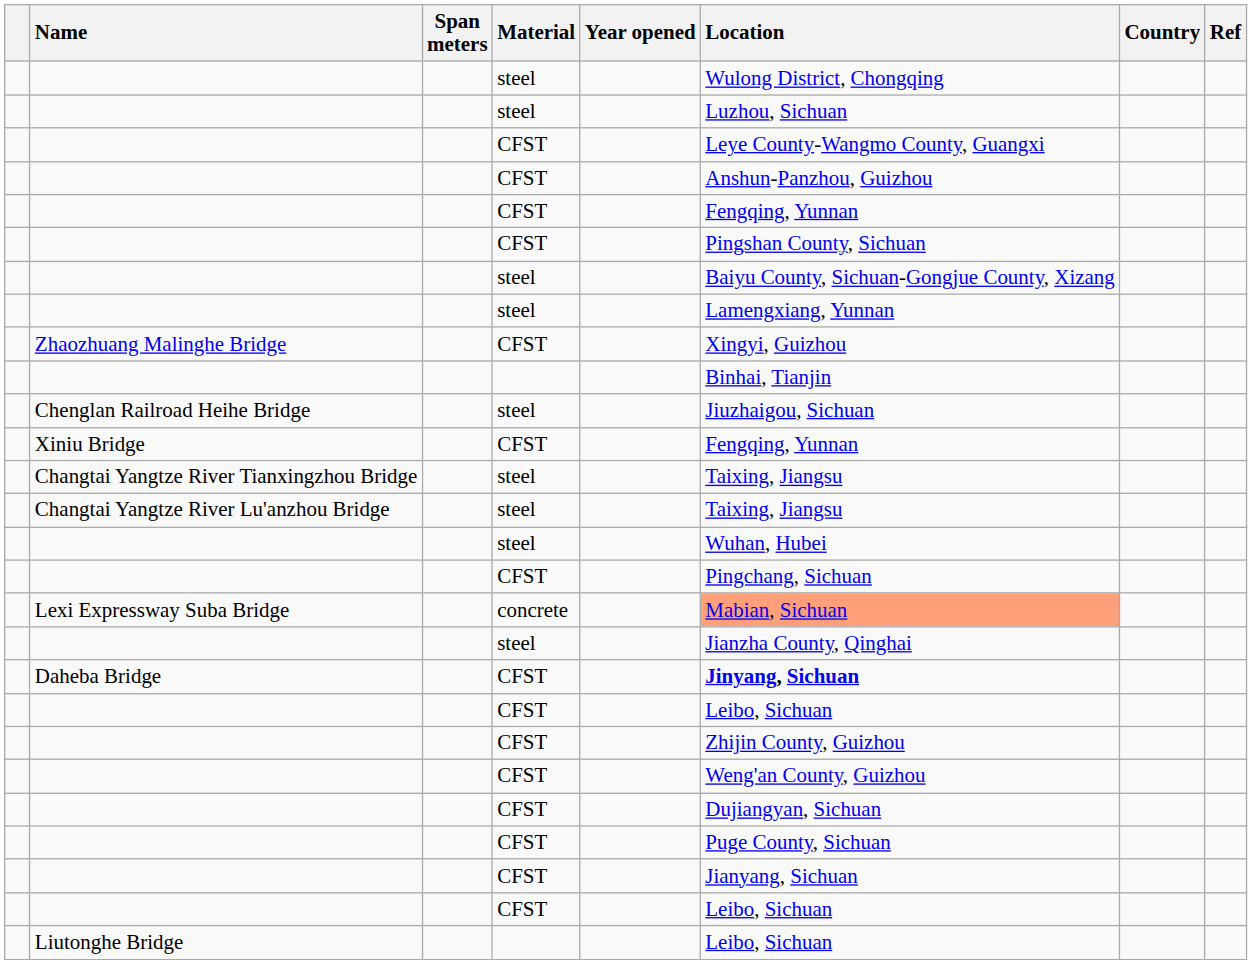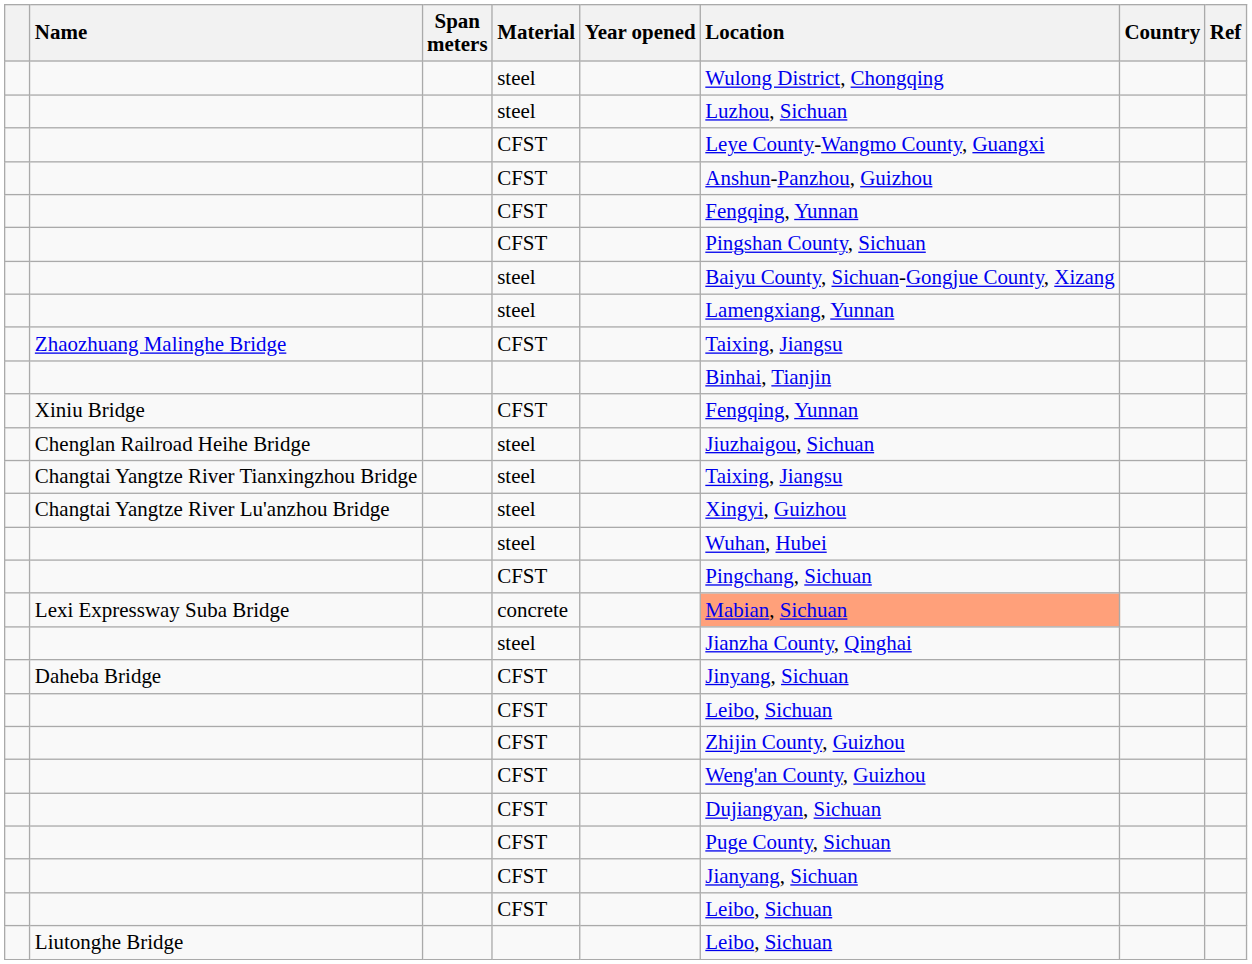(776, 343) Xingyi, Guizhou -> (774, 343) Taixing, Jiangsu
rows swapped: (173, 410) <-> (90, 443)
(774, 510) Taixing, Jiangsu -> (776, 510) Xingyi, Guizhou
(782, 676) bold -> (777, 676) normal
